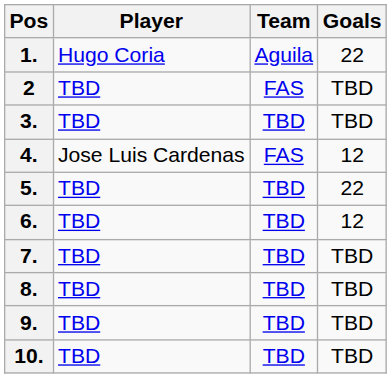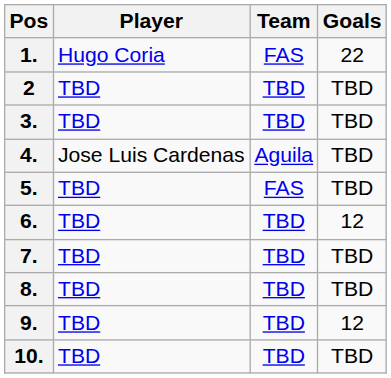(284, 54) Aguila -> (284, 54) FAS
(284, 88) FAS -> (284, 88) TBD
(284, 155) FAS -> (284, 155) Aguila
(352, 155) 12 -> (352, 155) TBD
(284, 188) TBD -> (284, 188) FAS
(352, 188) 22 -> (352, 188) TBD
(352, 322) TBD -> (352, 322) 12
